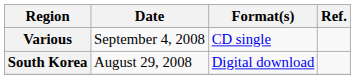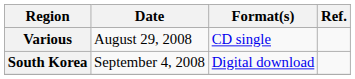(150, 39) September 4, 2008 -> (143, 39) August 29, 2008
(143, 62) August 29, 2008 -> (150, 62) September 4, 2008
